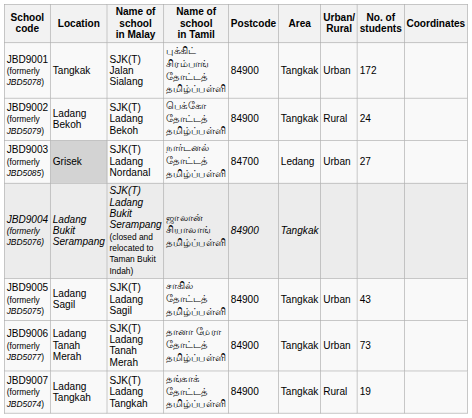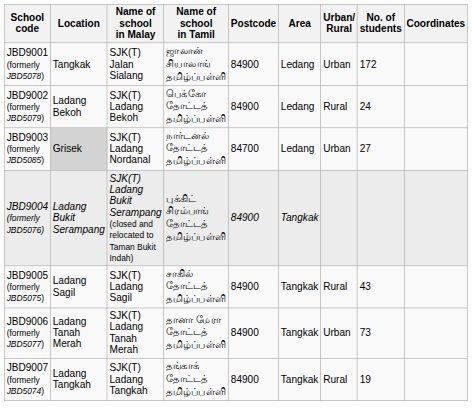(196, 70) புக்கிட் சிரம்பாங் தோட்டத் தமிழ்ப்பள்ளி -> (196, 63) ஜாலான் சியாலாங் தமிழ்ப்பள்ளி
(300, 70) Tangkak -> (298, 64) Ledang
(300, 119) Tangkak -> (298, 106) Ledang
(196, 230) ஜாலான் சியாலாங் தமிழ்ப்பள்ளி -> (196, 217) புக்கிட் சிரம்பாங் தோட்டத் தமிழ்ப்பள்ளி
(337, 299) Urban -> (335, 287) Rural
